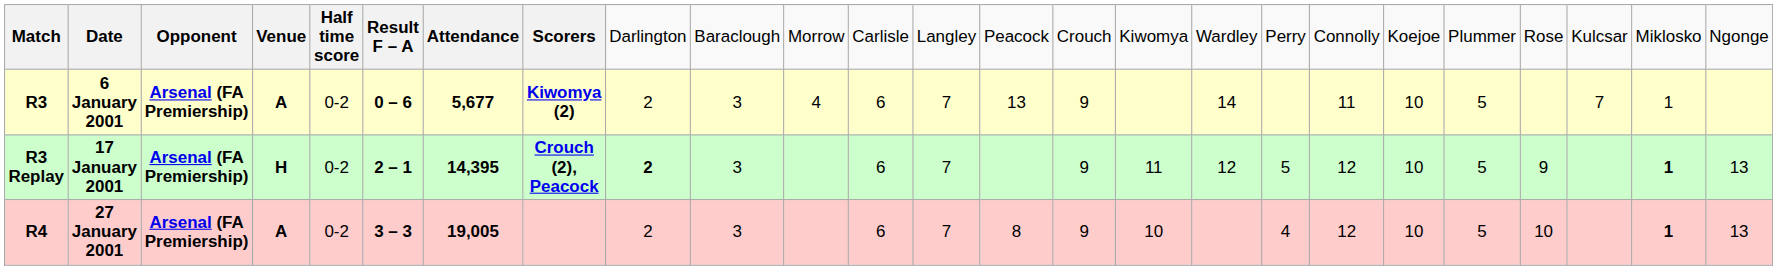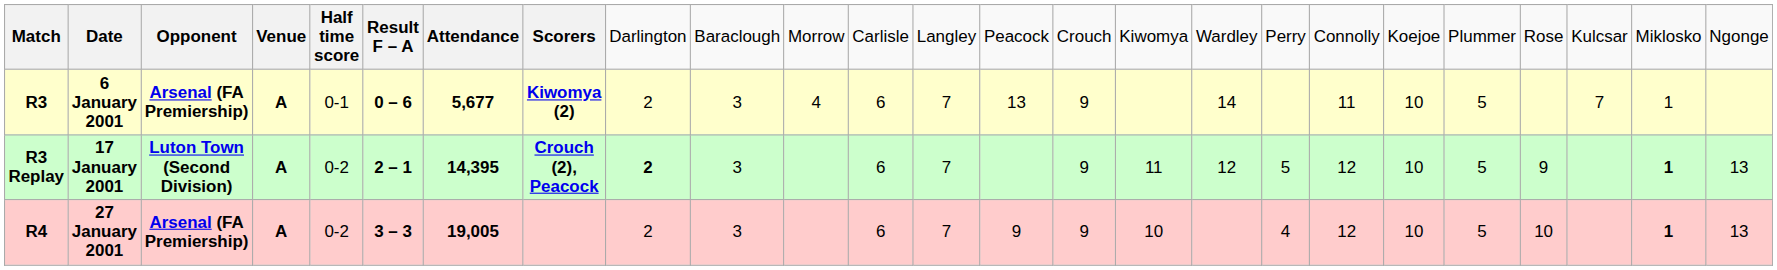(337, 102) 0-2 -> (337, 102) 0-1
(197, 167) Arsenal (FA Premiership) -> (197, 167) Luton Town (Second Division)
(281, 167) H -> (281, 167) A
(1016, 232) 8 -> (1016, 232) 9
